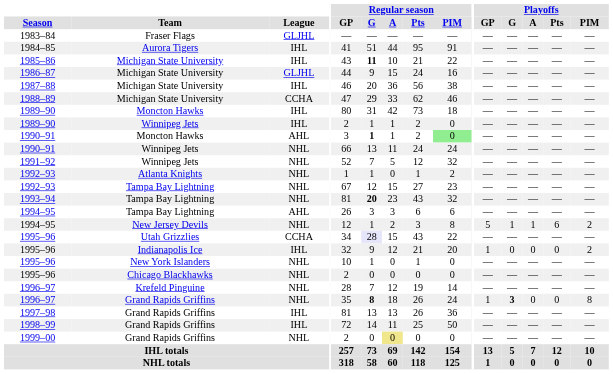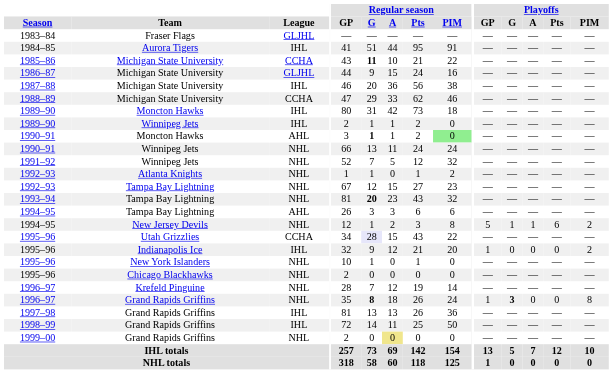(299, 60) IHL -> (299, 60) CCHA
